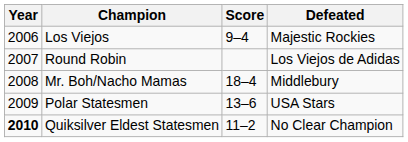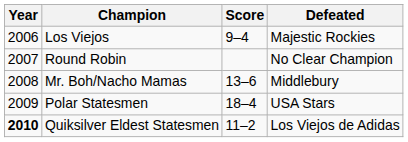(335, 59) Los Viejos de Adidas -> (332, 59) No Clear Champion
(241, 81) 18–4 -> (241, 81) 13–6
(241, 103) 13–6 -> (241, 103) 18–4
(332, 125) No Clear Champion -> (335, 125) Los Viejos de Adidas
